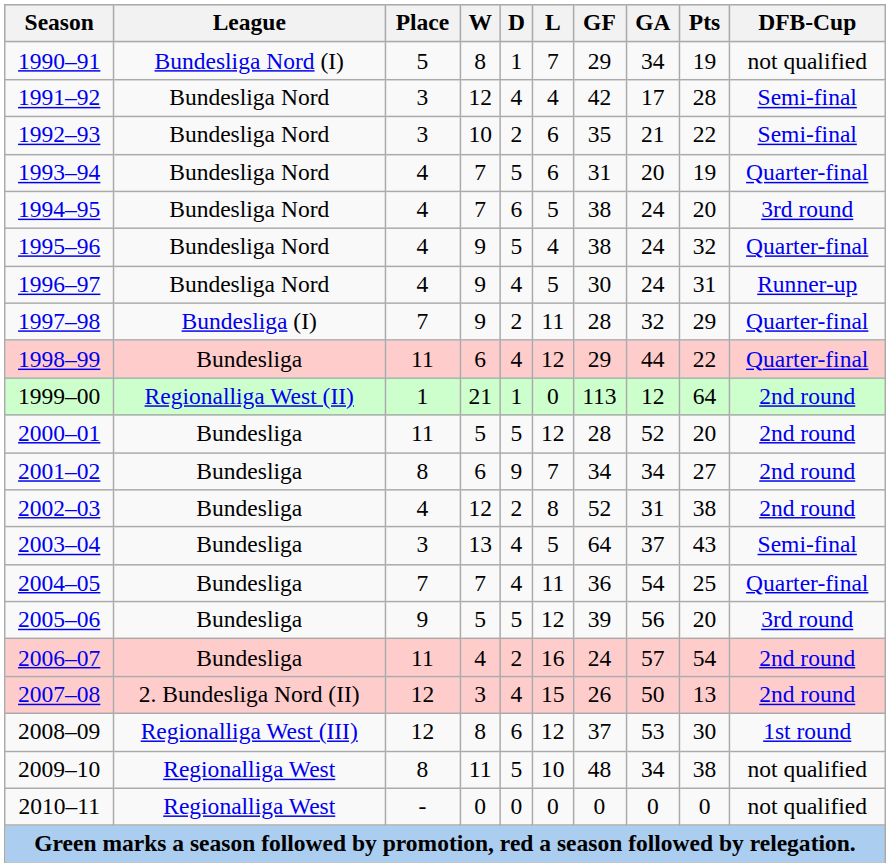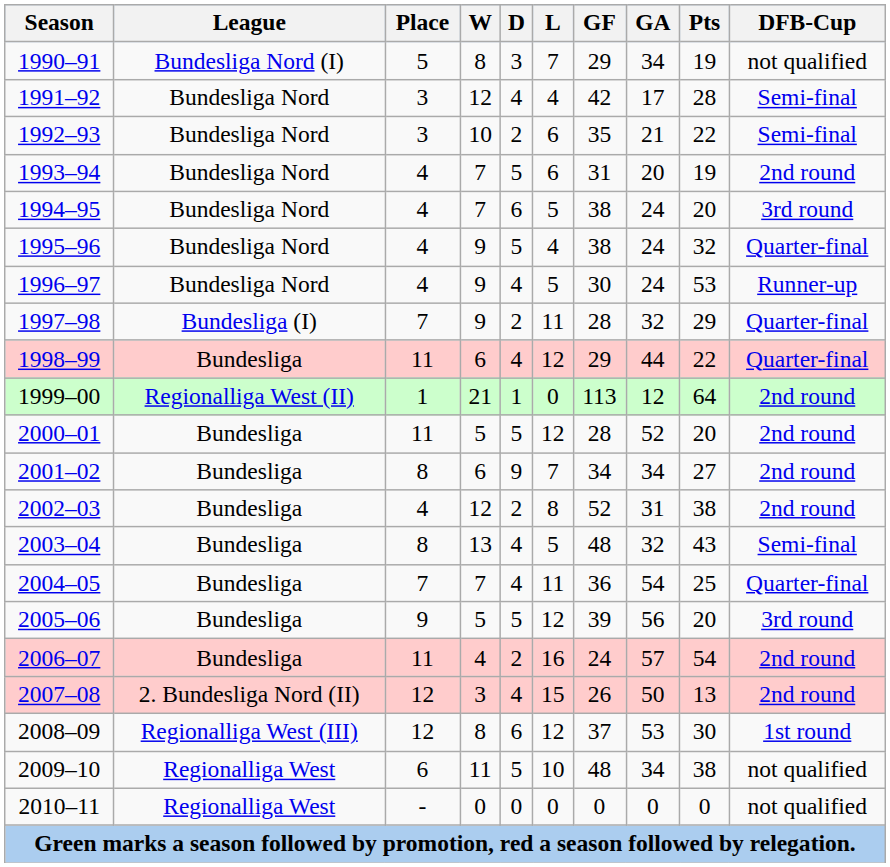(517, 60) 1 -> (517, 60) 3
(807, 172) Quarter-final -> (807, 172) 2nd round
(705, 284) 31 -> (705, 284) 53
(422, 545) 3 -> (422, 545) 8
(599, 545) 64 -> (599, 545) 48
(653, 545) 37 -> (653, 545) 32
(422, 769) 8 -> (422, 769) 6
